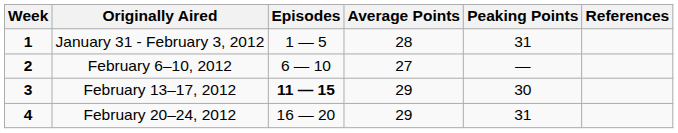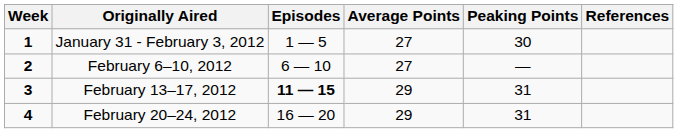(404, 41) 28 -> (404, 41) 27
(523, 41) 31 -> (523, 41) 30
(523, 90) 30 -> (523, 90) 31
